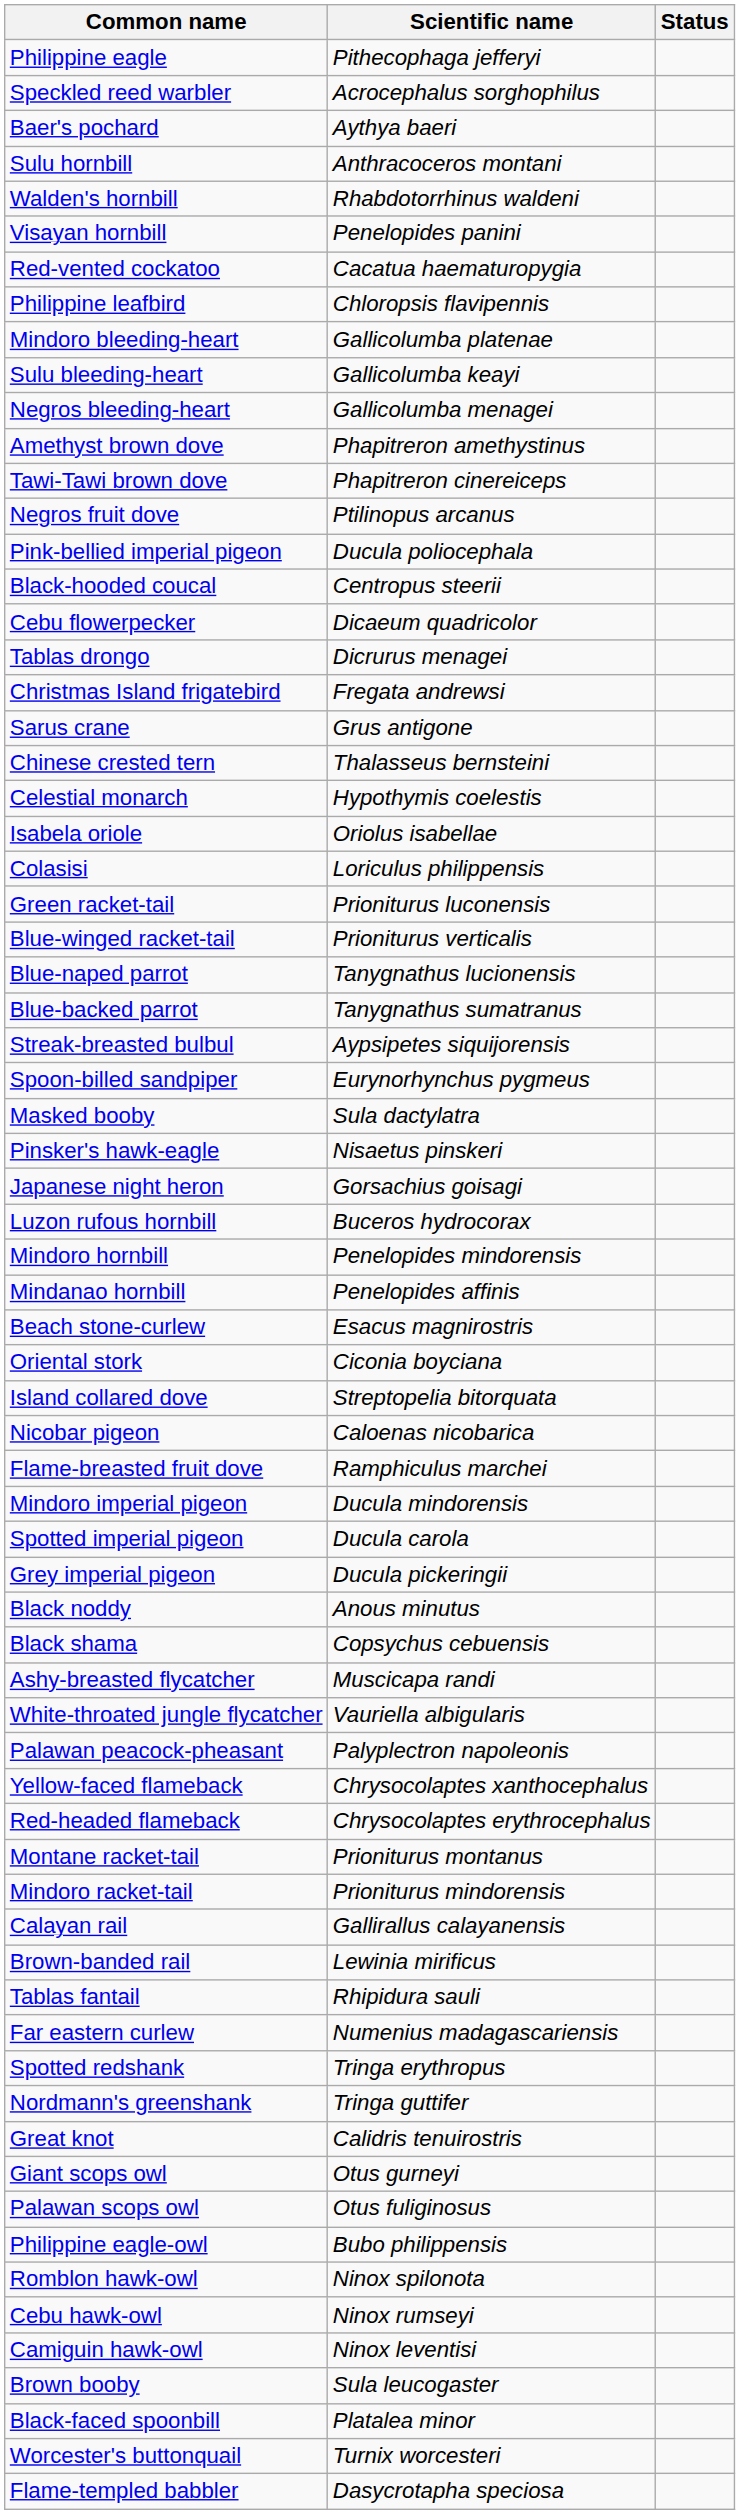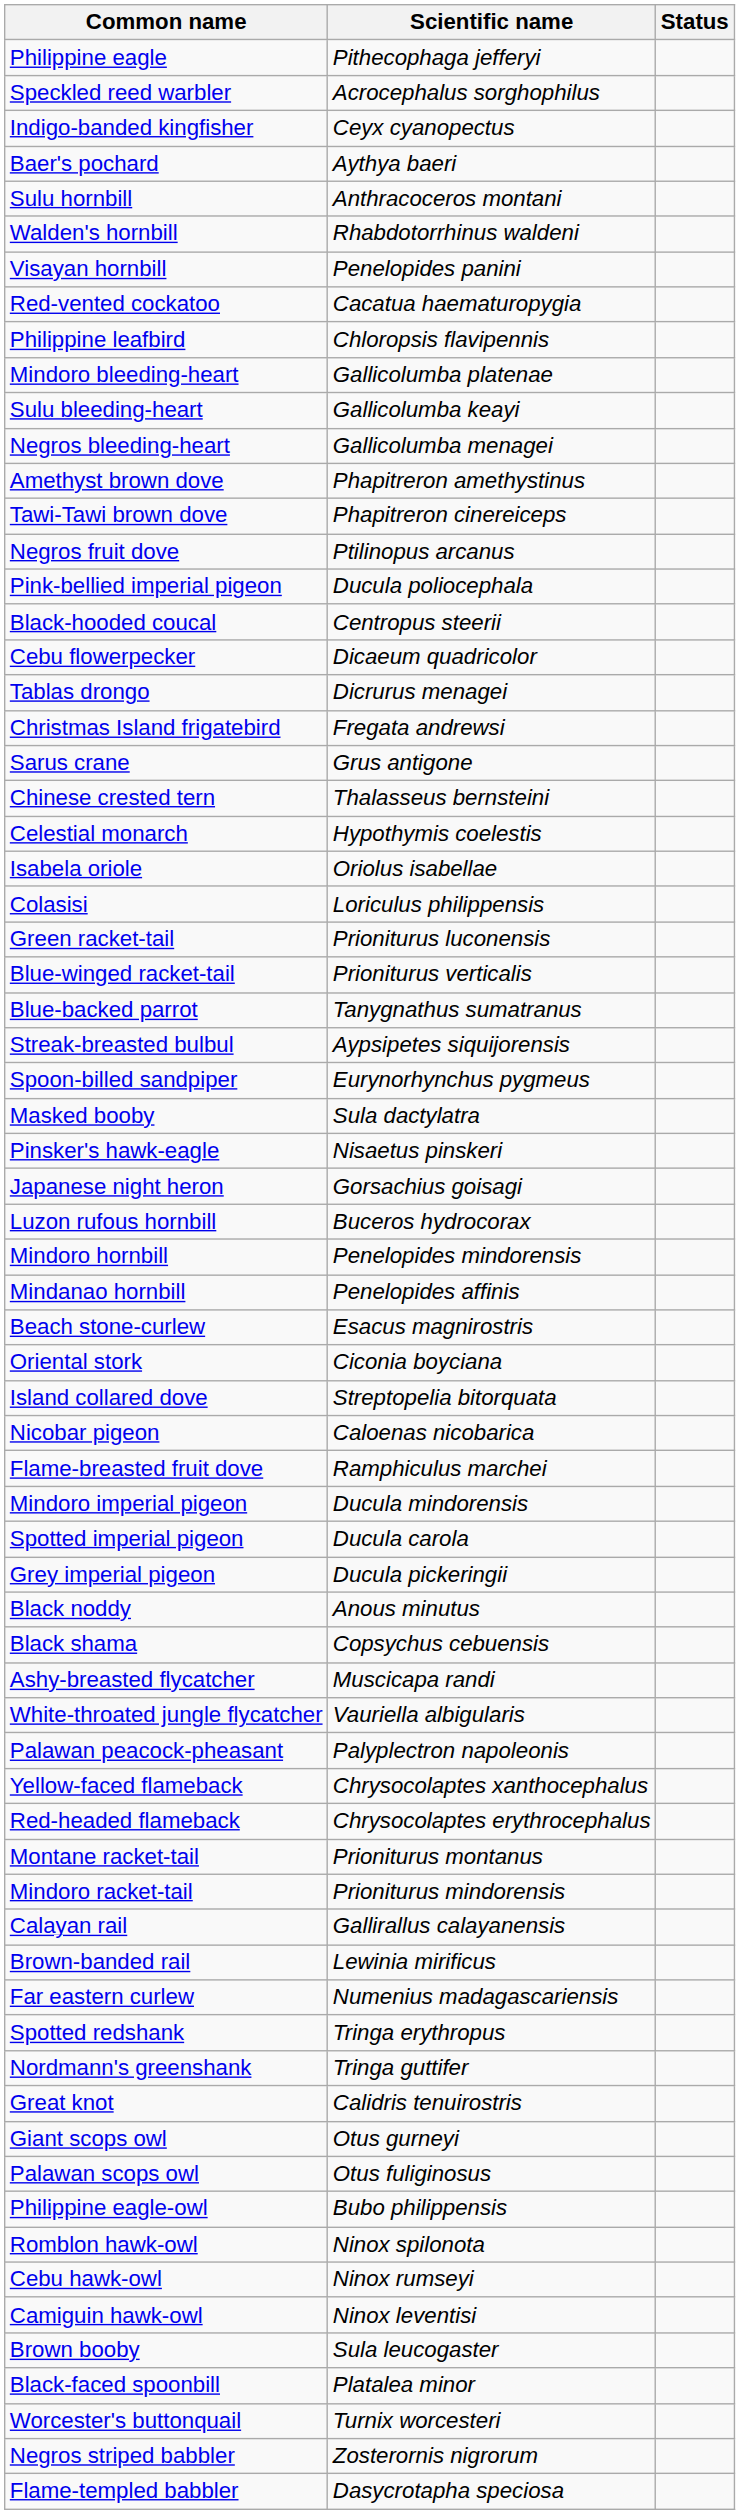+ row: (132, 127)
- row: (99, 974)
- row: (75, 1997)
+ row: (122, 2455)
